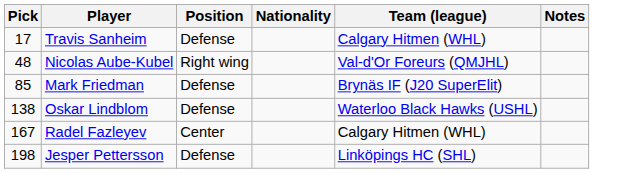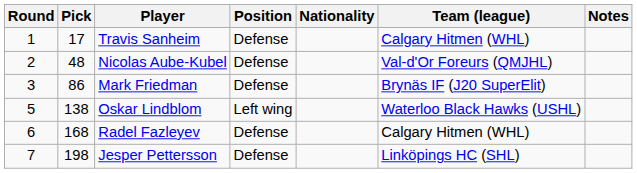+ column: (31, 16)
(215, 62) Right wing -> (261, 62) Defense
(23, 86) 85 -> (76, 86) 86
(208, 109) Defense -> (263, 109) Left wing
(23, 132) 167 -> (76, 132) 168
(202, 132) Center -> (261, 132) Defense
